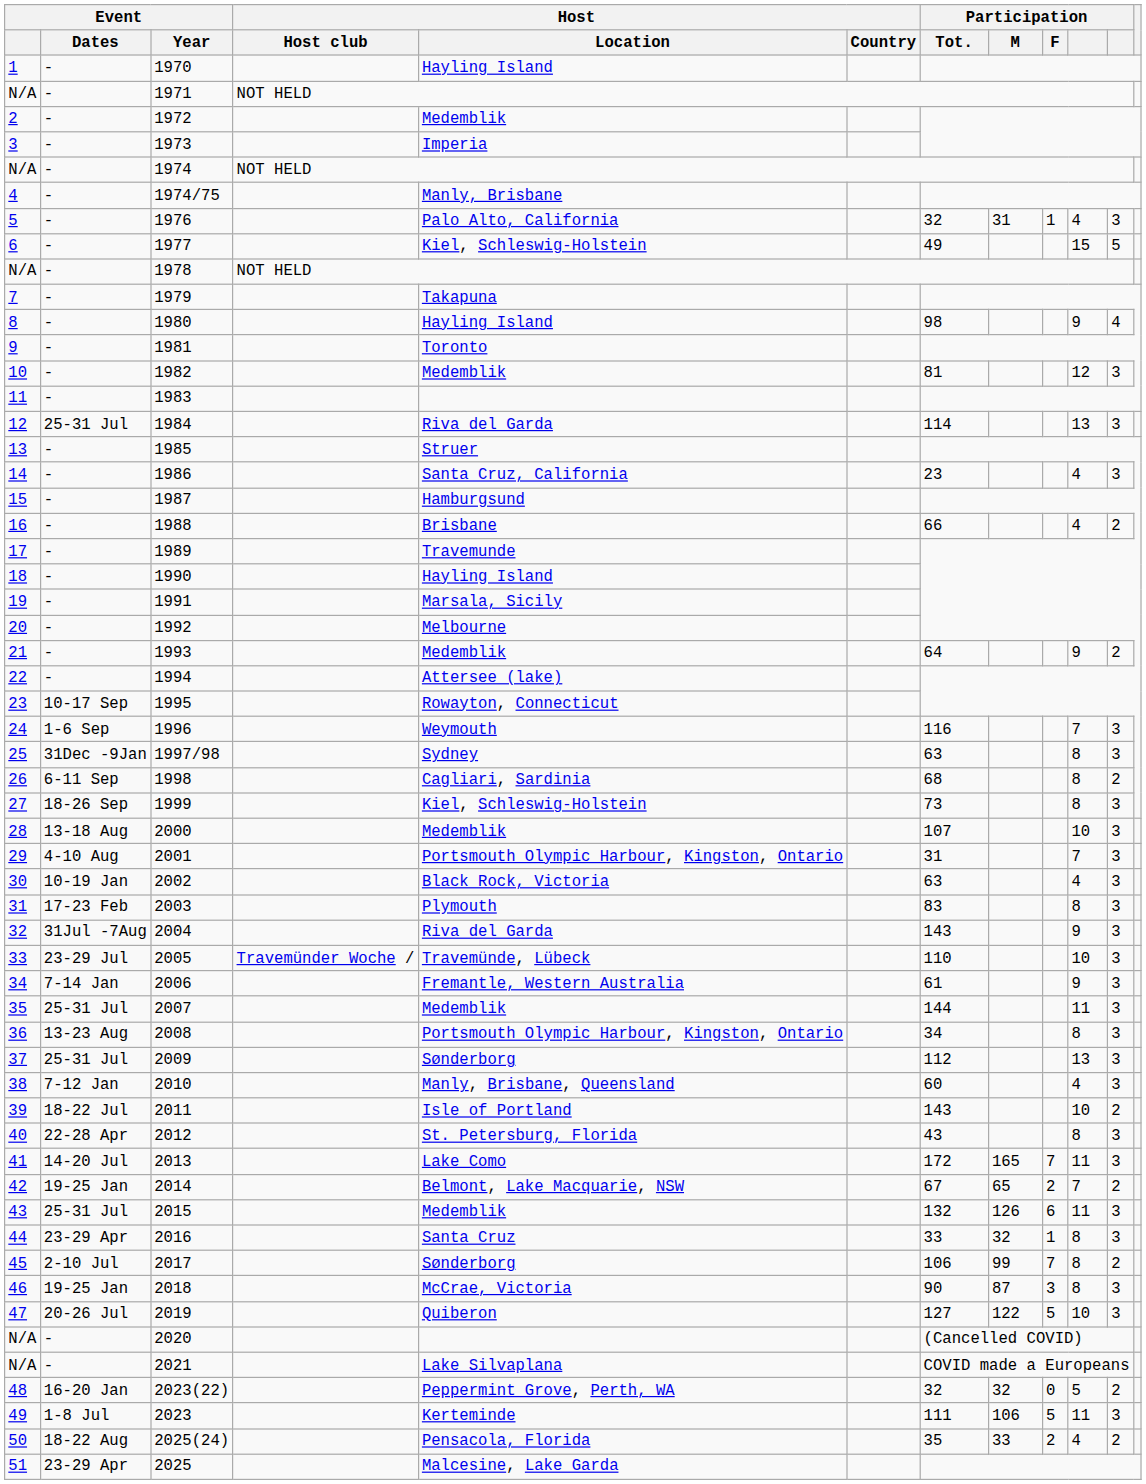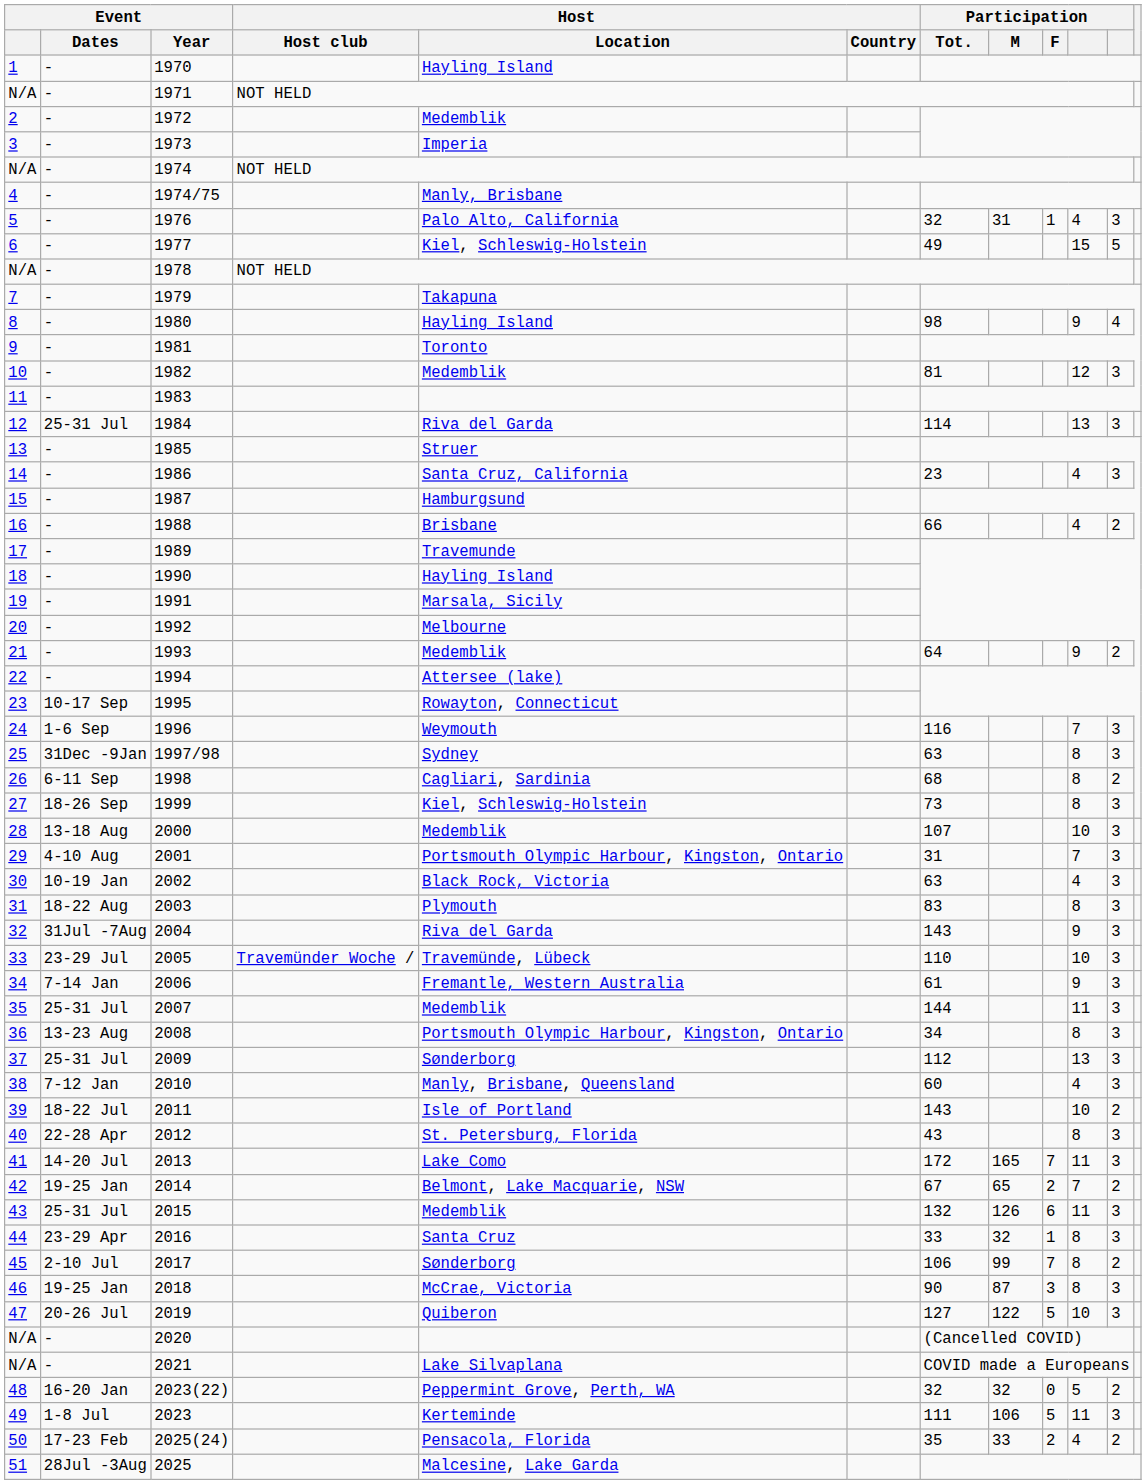(86, 907) 17-23 Feb -> (86, 907) 18-22 Aug
(86, 1441) 18-22 Aug -> (86, 1441) 17-23 Feb
(86, 1467) 23-29 Apr -> (95, 1467) 28Jul -3Aug
